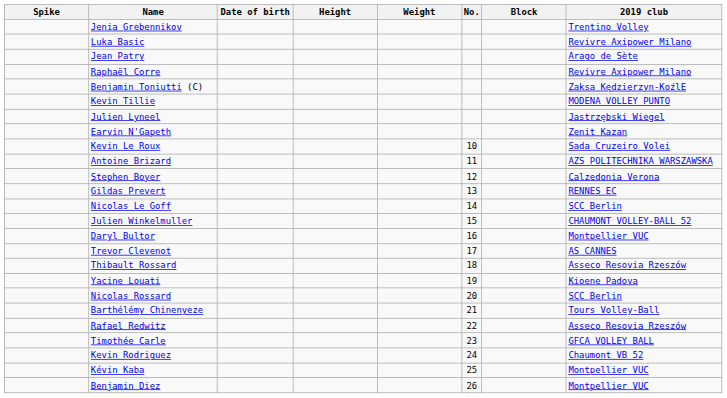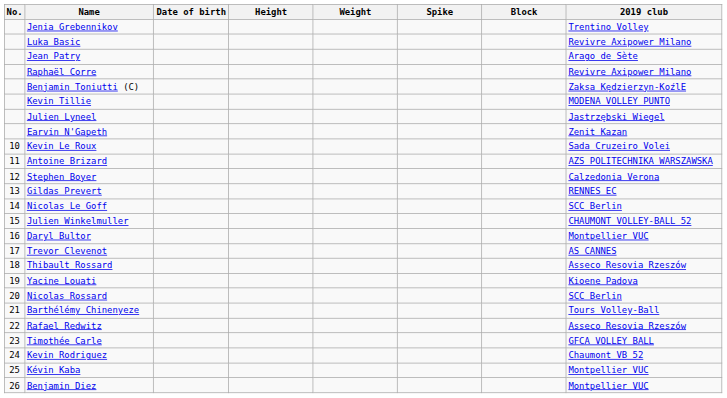columns swapped: (472, 12) <-> (47, 12)
